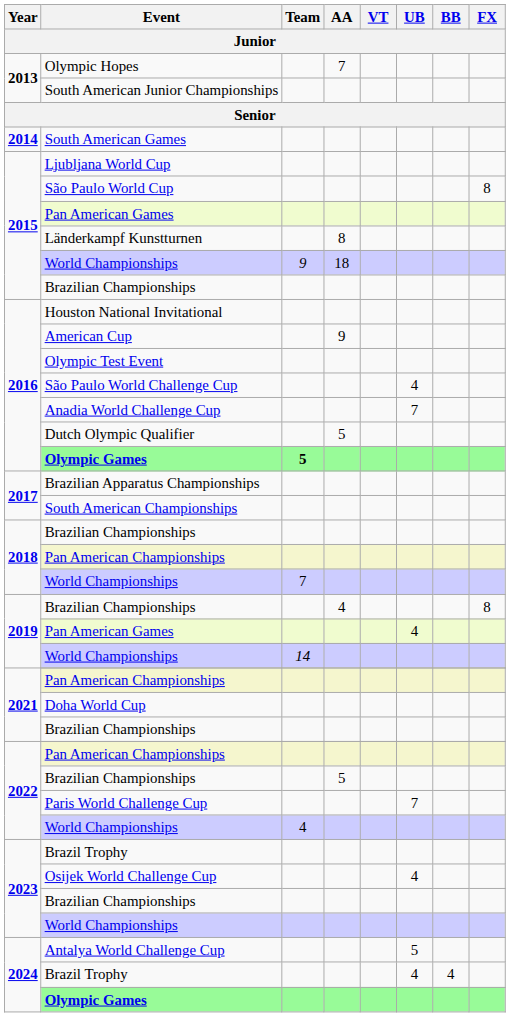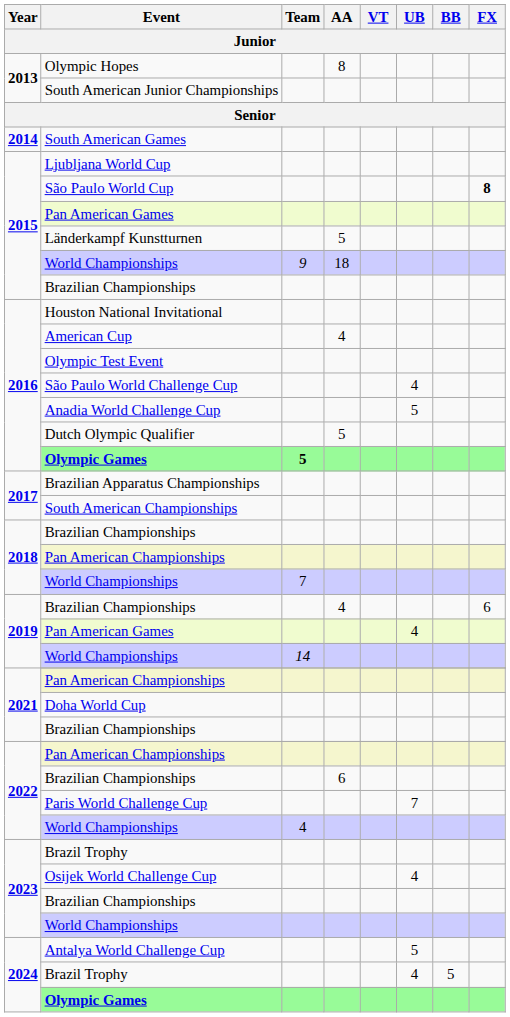(342, 66) 7 -> (342, 66) 8
(487, 188) normal -> (487, 188) bold
(342, 238) 8 -> (342, 238) 5
(342, 336) 9 -> (342, 336) 4
(414, 409) 7 -> (414, 409) 5
(487, 606) 8 -> (487, 606) 6
(342, 778) 5 -> (342, 778) 6
(451, 974) 4 -> (451, 974) 5
